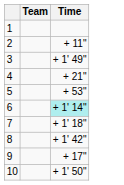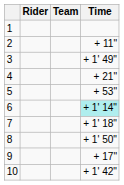+ column: (35, 12)
(70, 140) + 1' 42" -> (100, 140) + 1' 50"
(70, 172) + 1' 50" -> (100, 172) + 1' 42"
